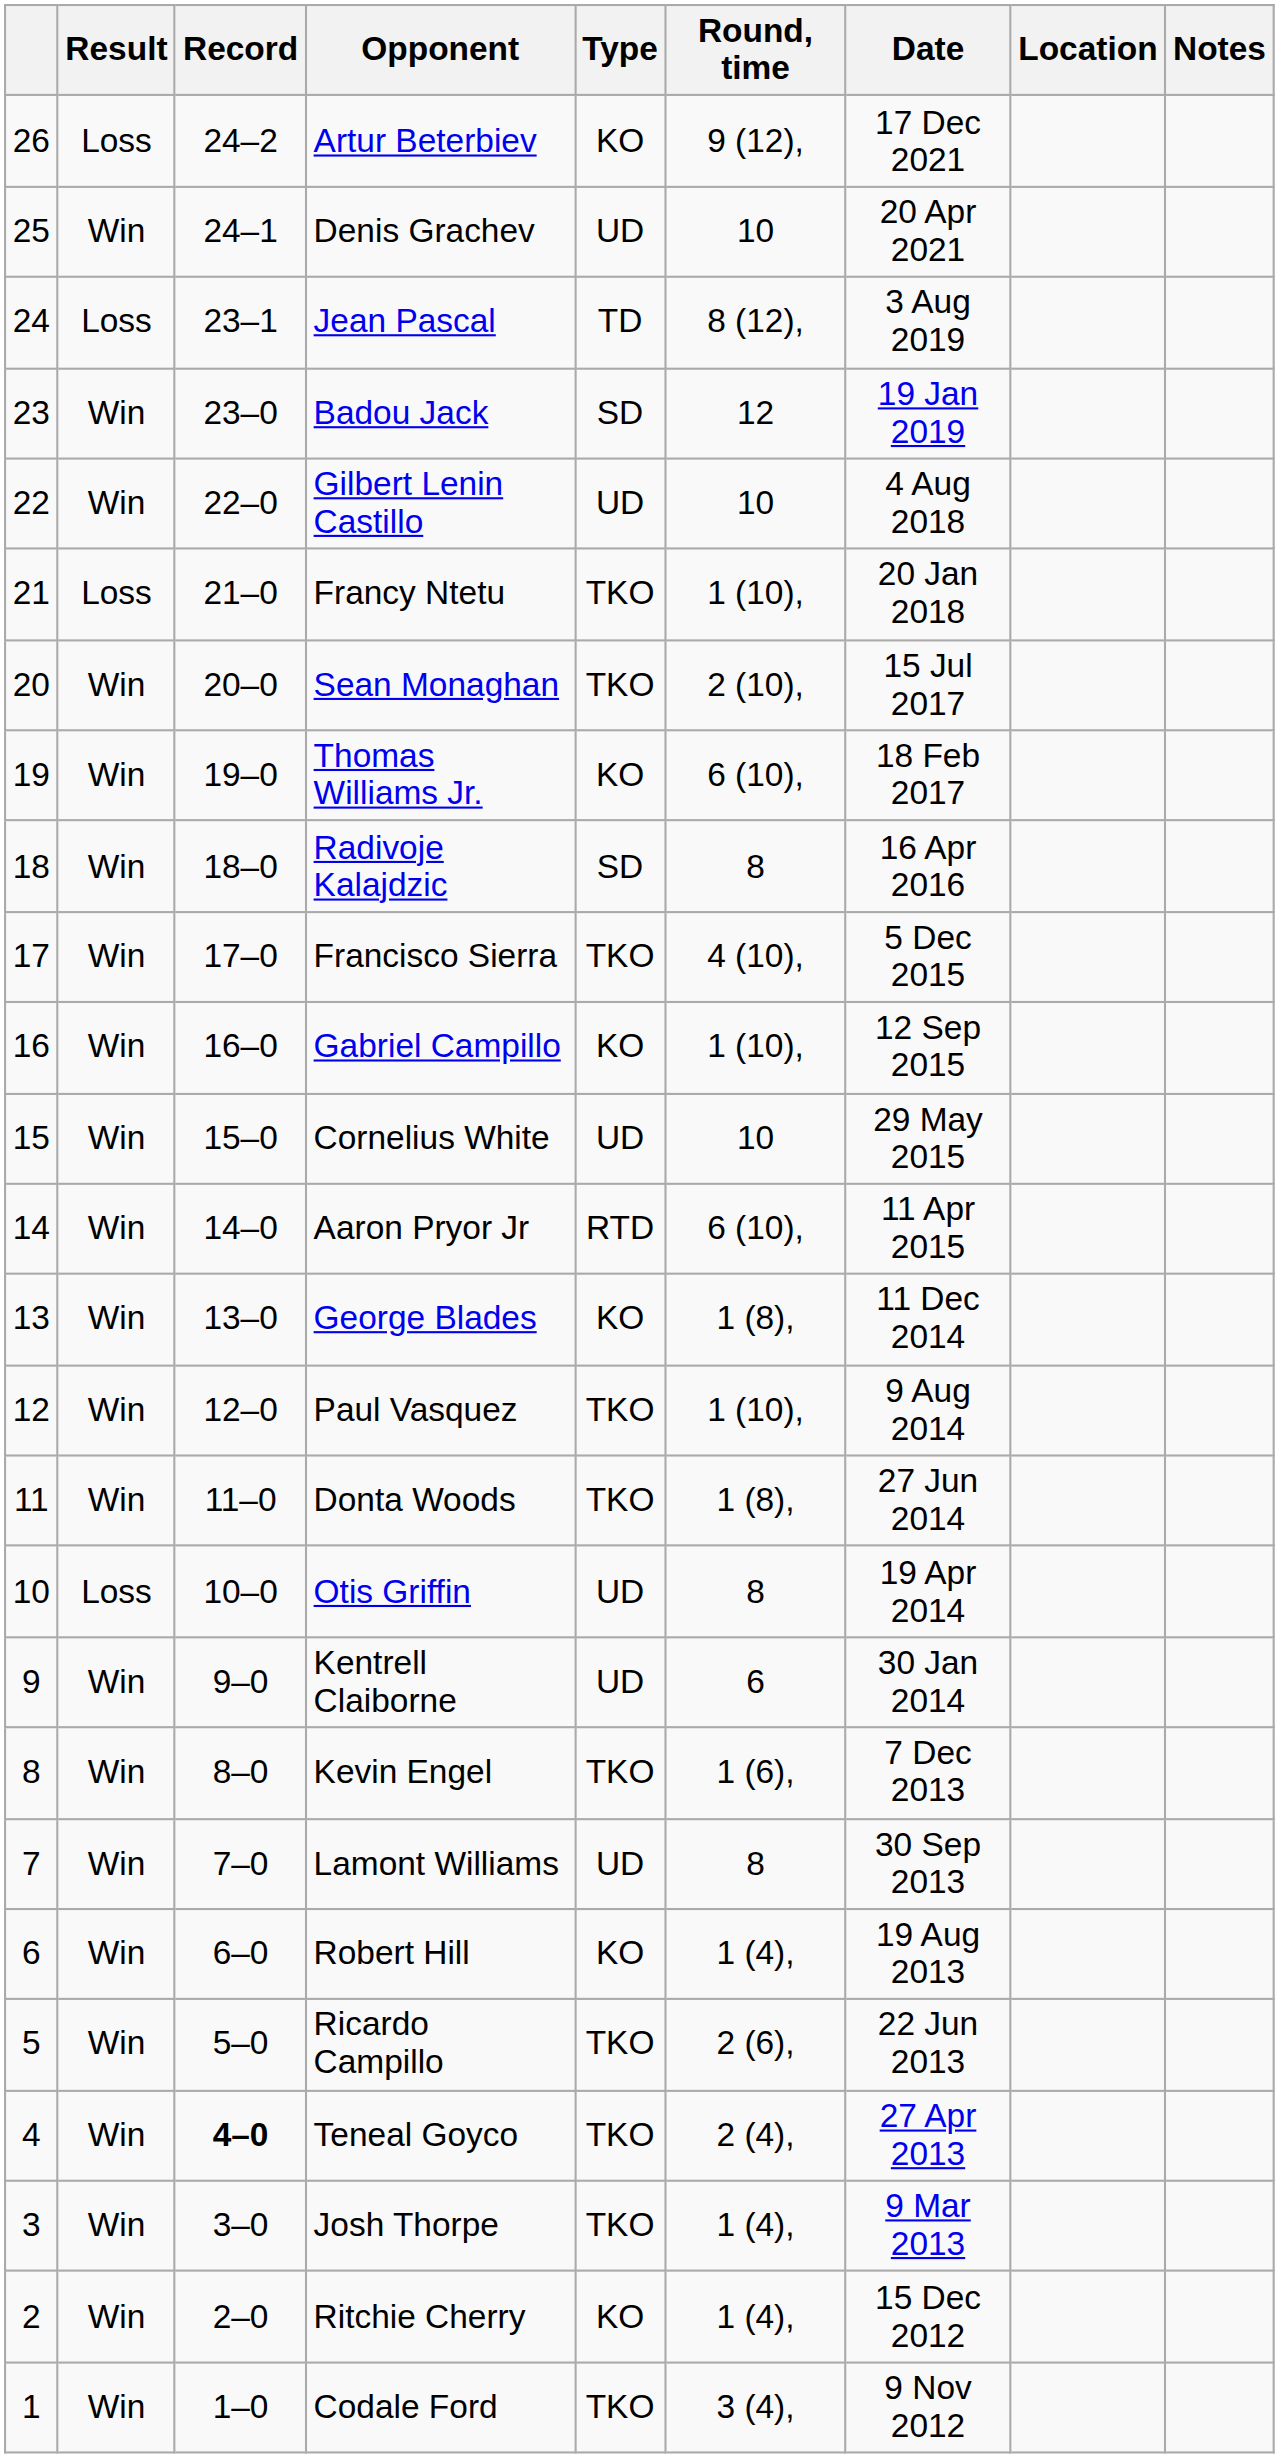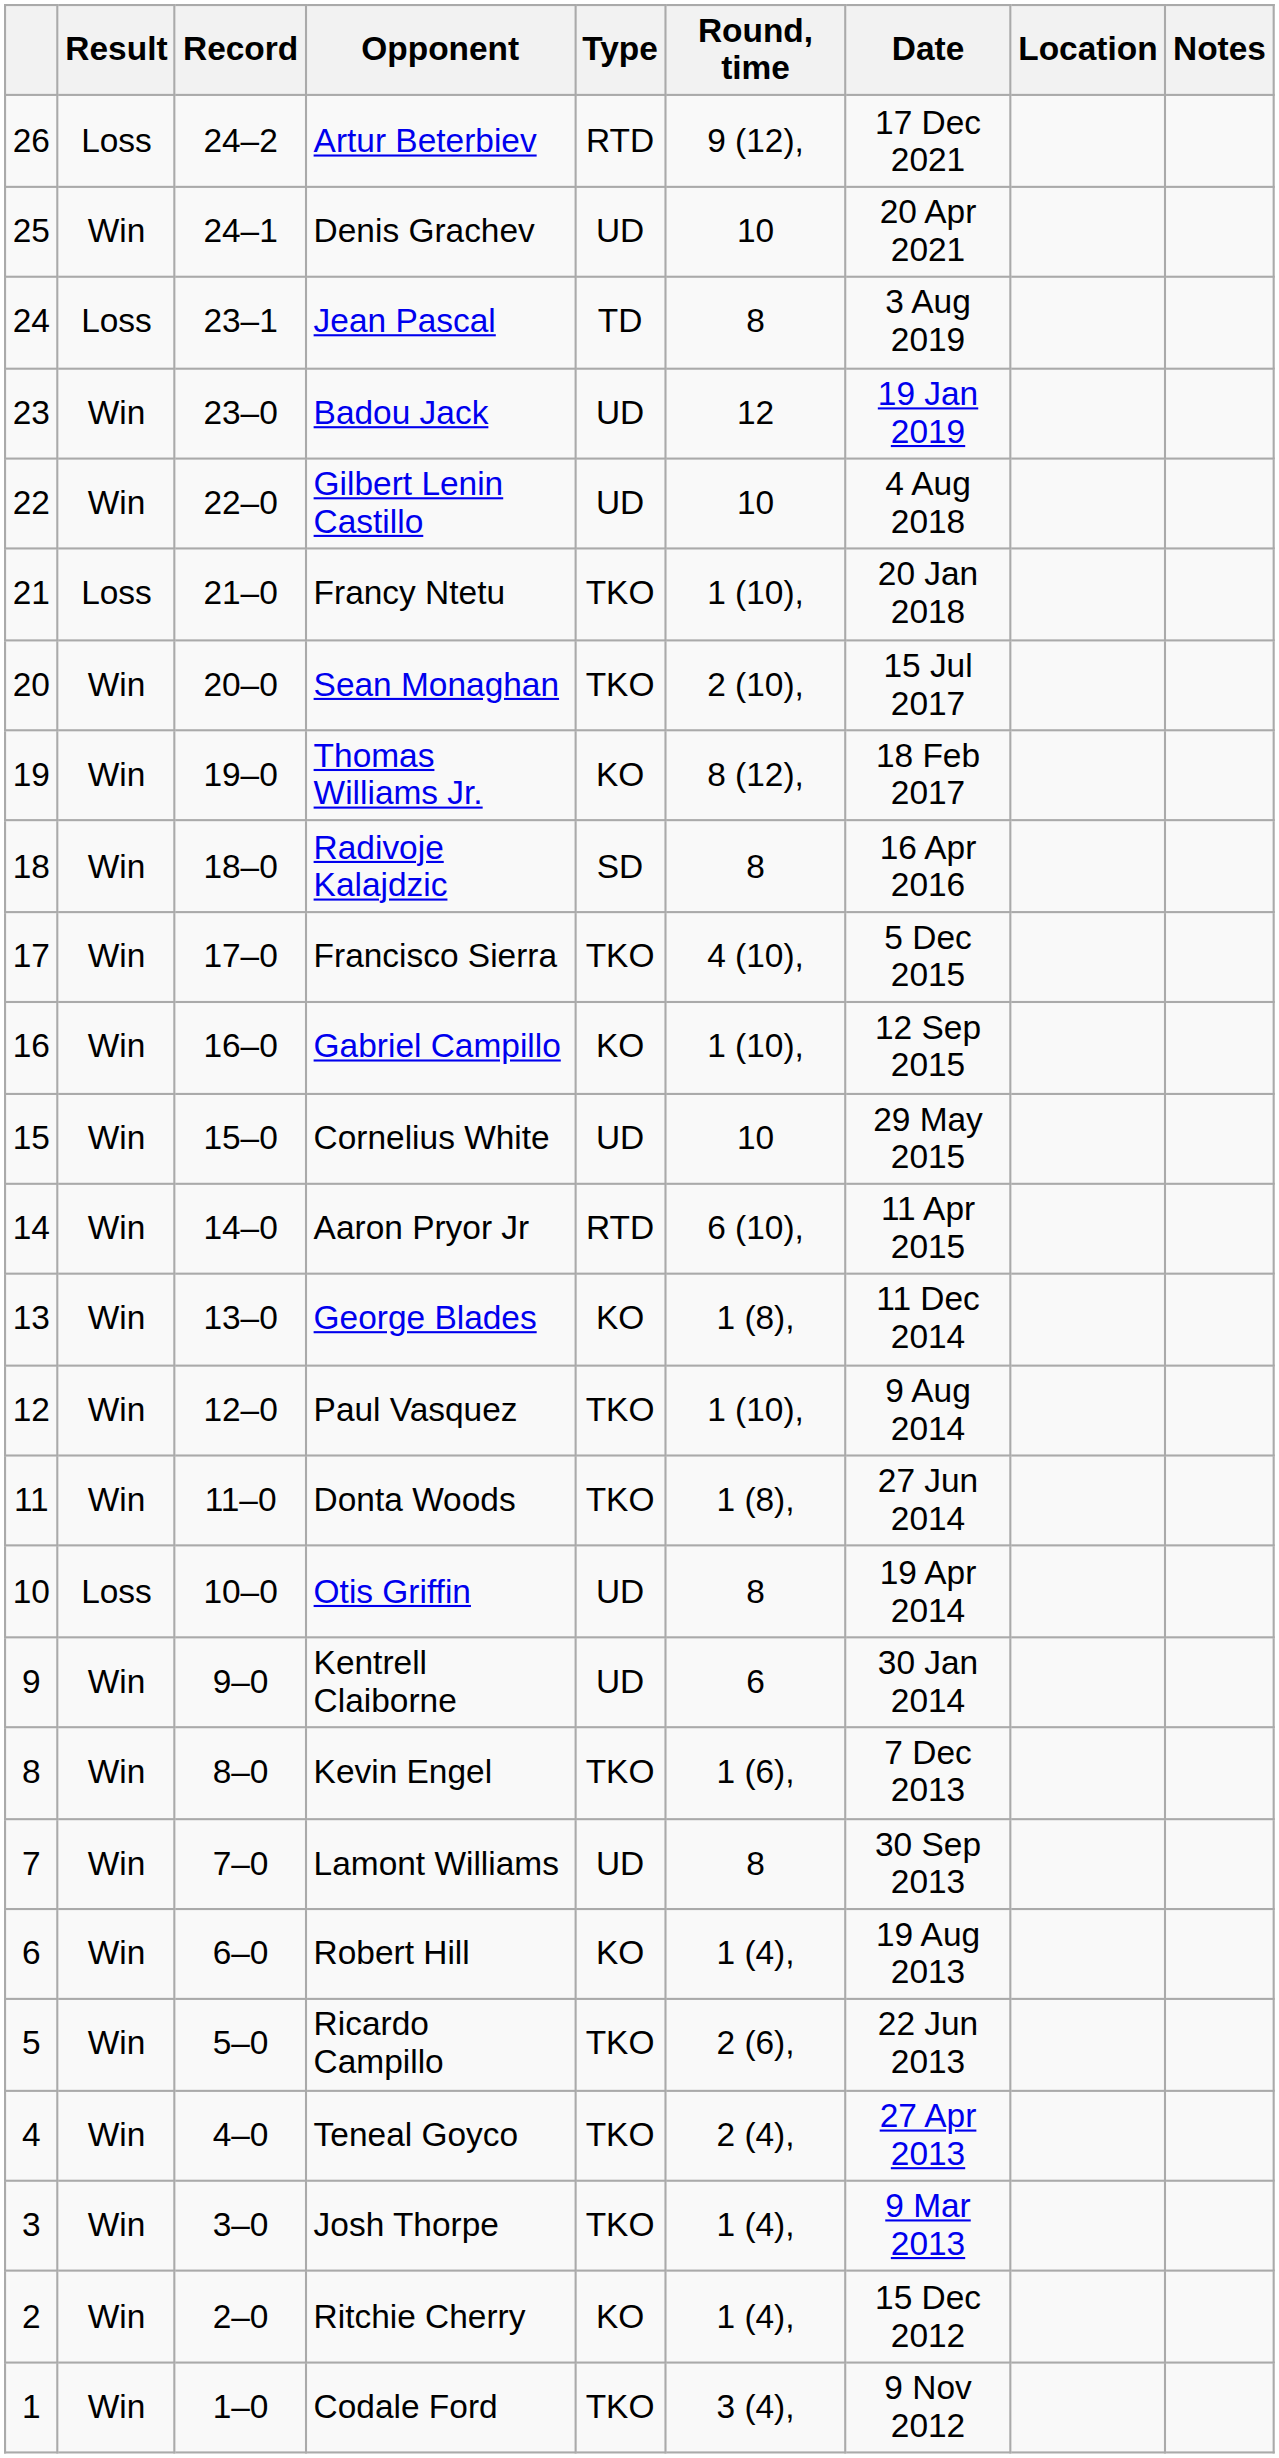(620, 140) KO -> (620, 140) RTD
(756, 321) 8 (12), -> (756, 321) 8
(620, 412) SD -> (620, 412) UD
(756, 775) 6 (10), -> (756, 775) 8 (12),
(241, 2134) bold -> (241, 2134) normal
